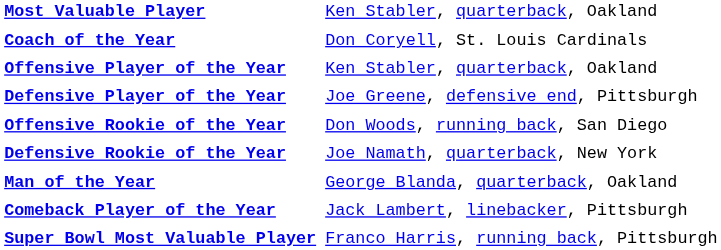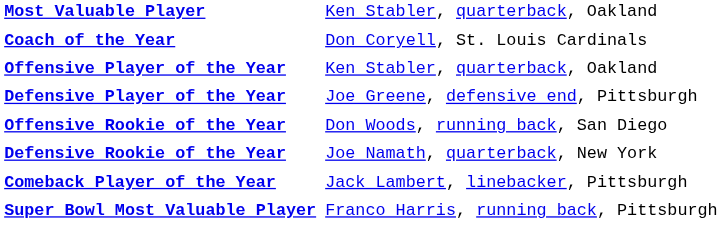- row: (80, 182)
